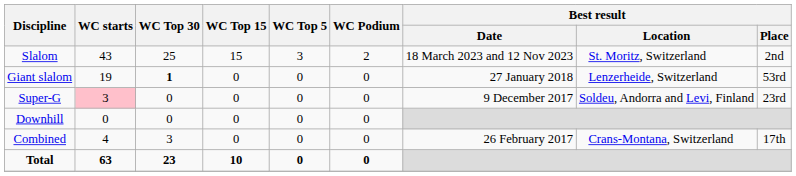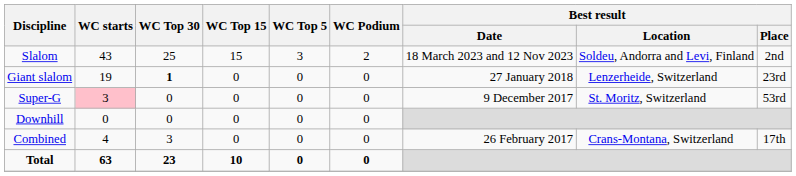(642, 56) St. Moritz, Switzerland -> (666, 56) Soldeu, Andorra and Levi, Finland
(774, 77) 53rd -> (774, 77) 23rd
(666, 98) Soldeu, Andorra and Levi, Finland -> (642, 98) St. Moritz, Switzerland
(774, 98) 23rd -> (774, 98) 53rd
